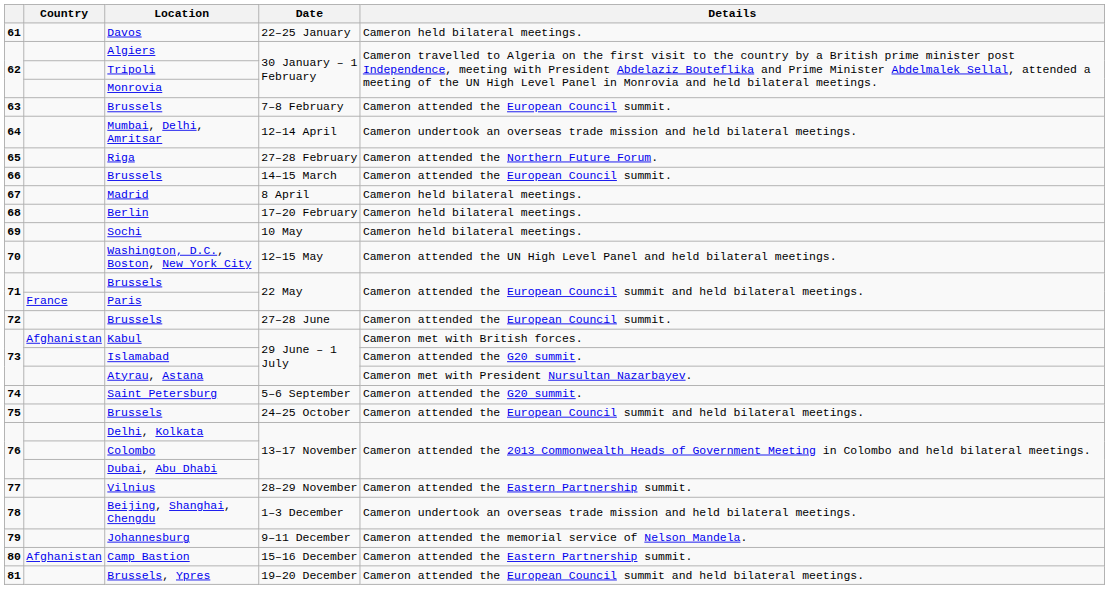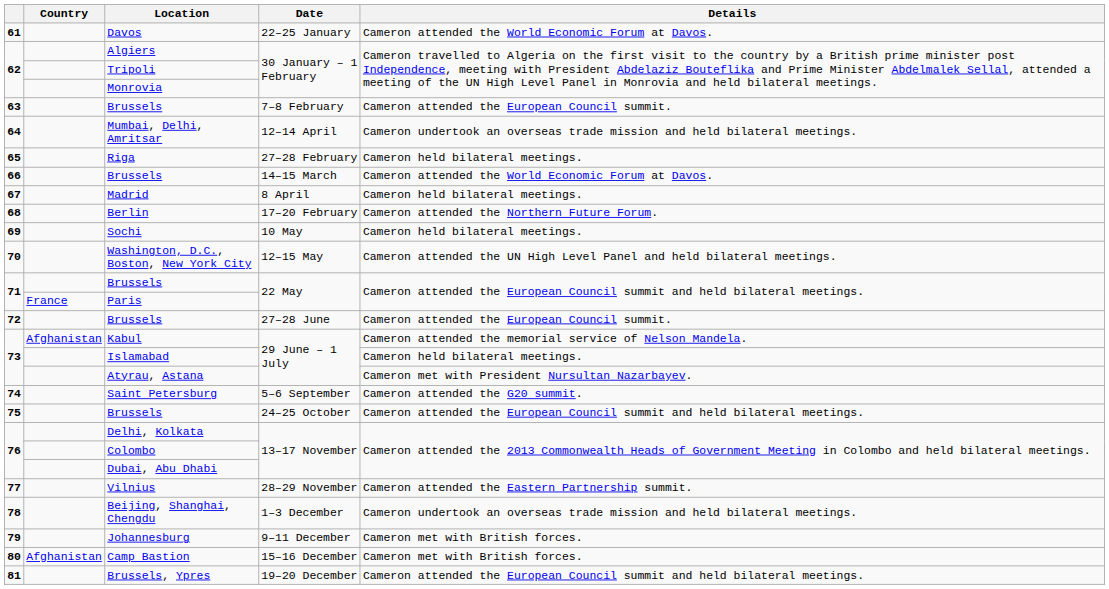(473, 32) Cameron held bilateral meetings. -> (538, 32) Cameron attended the World Economic Forum at Davos.
(510, 157) Cameron attended the Northern Future Forum. -> (473, 157) Cameron held bilateral meetings.
(517, 176) Cameron attended the European Council summit. -> (538, 176) Cameron attended the World Economic Forum at Davos.
(473, 213) Cameron held bilateral meetings. -> (510, 213) Cameron attended the Northern Future Forum.
(473, 338) Cameron met with British forces. -> (555, 338) Cameron attended the memorial service of Nelson Mandela.
(473, 357) Cameron attended the G20 summit. -> (473, 357) Cameron held bilateral meetings.
(555, 538) Cameron attended the memorial service of Nelson Mandela. -> (473, 538) Cameron met with British forces.
(528, 557) Cameron attended the Eastern Partnership summit. -> (473, 557) Cameron met with British forces.
